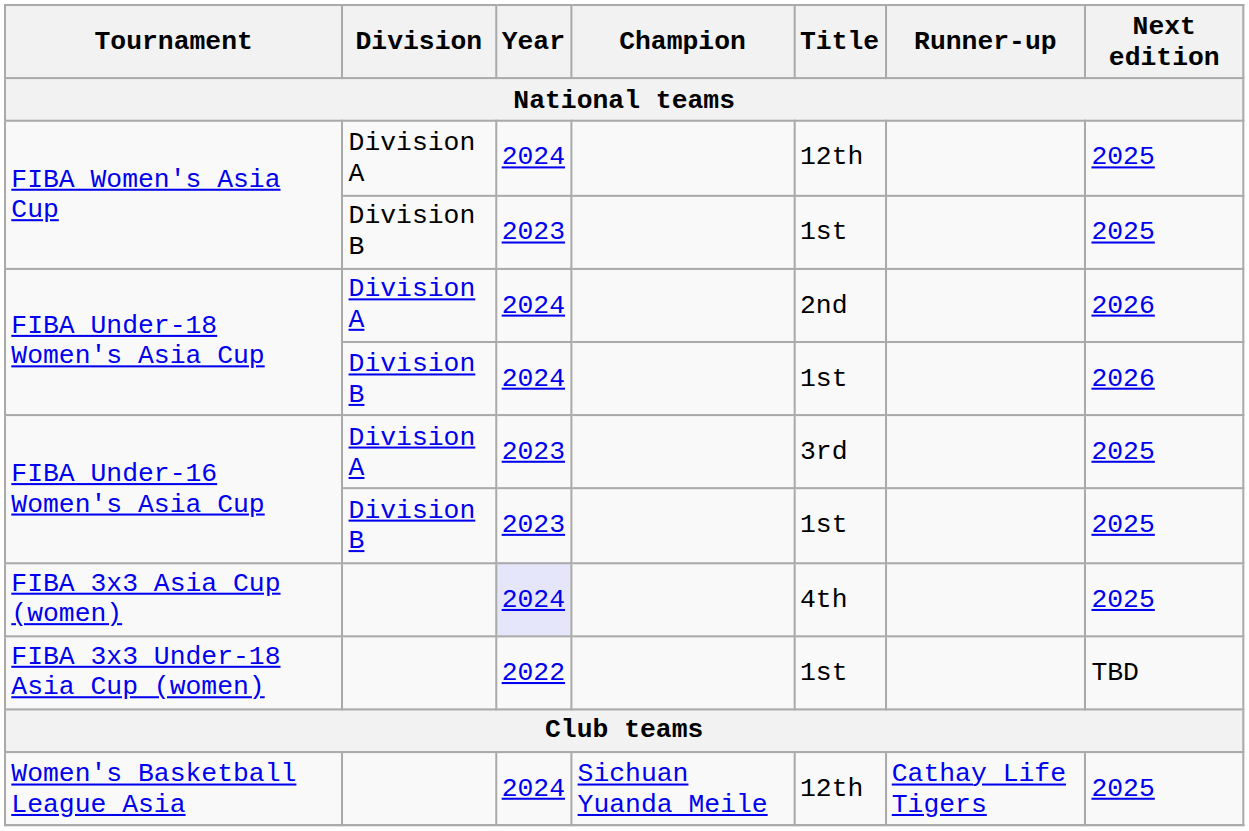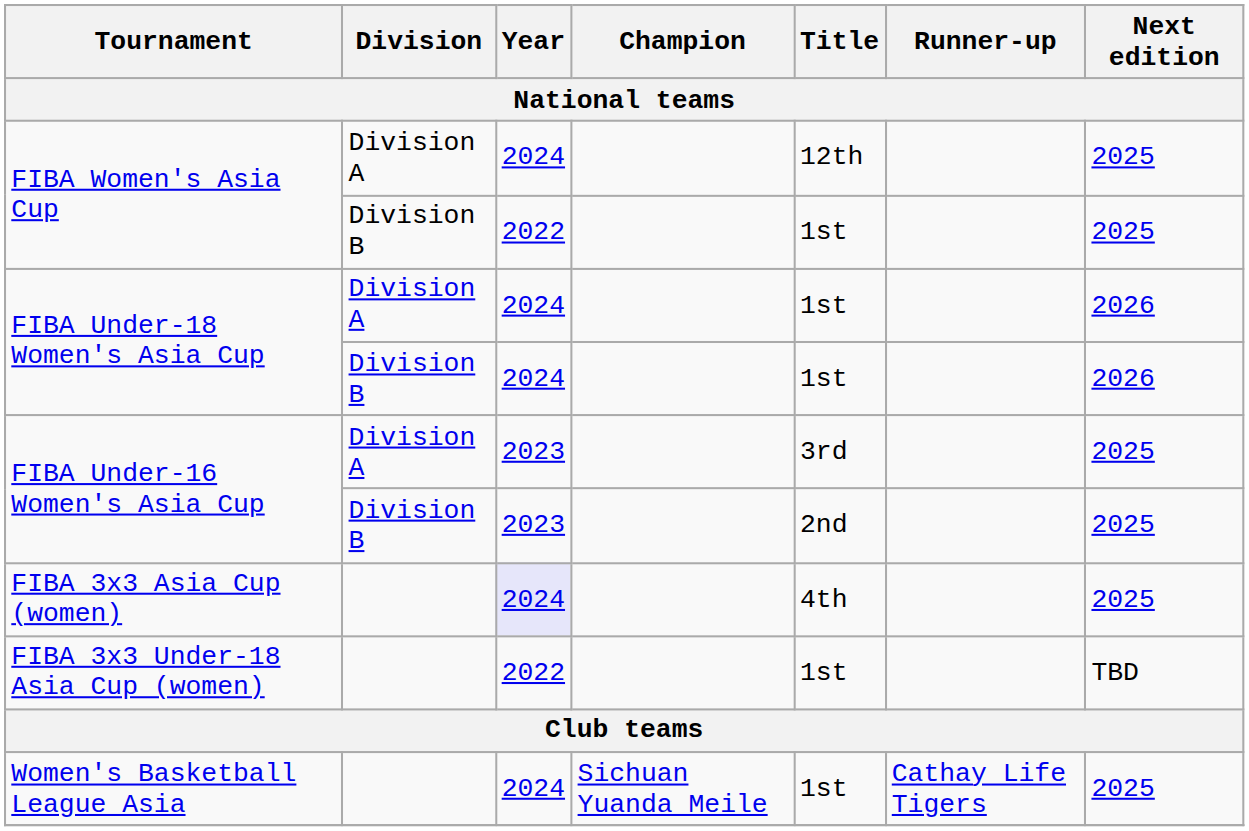(533, 232) 2023 -> (533, 232) 2022
(824, 305) 2nd -> (824, 305) 1st
(824, 526) 1st -> (824, 526) 2nd
(832, 789) 12th -> (824, 789) 1st
